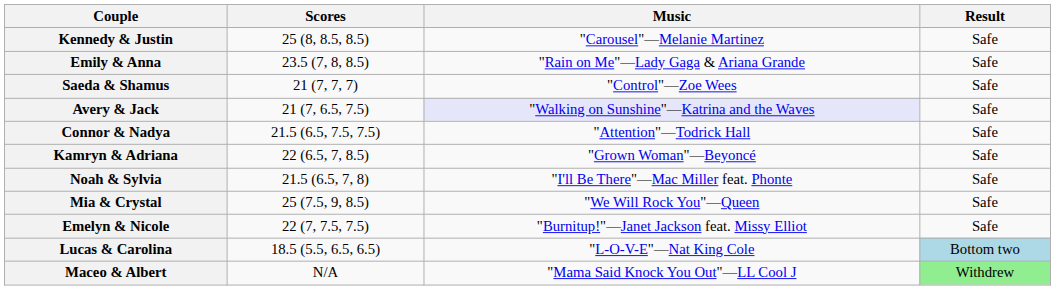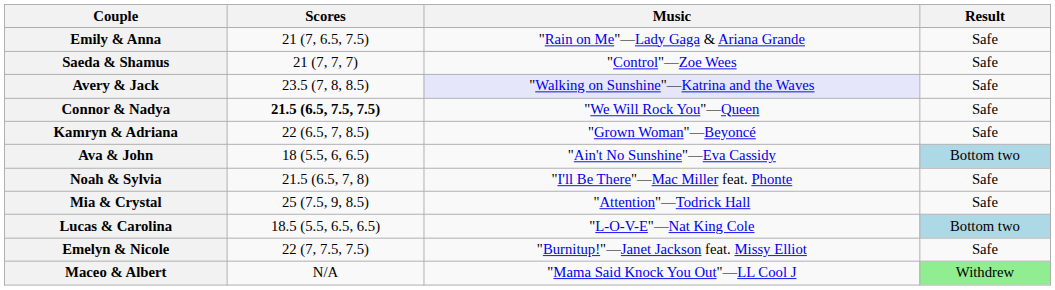- row: (116, 39)
(325, 62) 23.5 (7, 8, 8.5) -> (325, 39) 21 (7, 6.5, 7.5)
(325, 109) 21 (7, 6.5, 7.5) -> (325, 86) 23.5 (7, 8, 8.5)
(325, 132) normal -> (325, 109) bold
(672, 132) "Attention"—Todrick Hall -> (672, 109) "We Will Rock You"—Queen
+ row: (116, 156)
(672, 202) "We Will Rock You"—Queen -> (672, 202) "Attention"—Todrick Hall
rows swapped: (116, 249) <-> (116, 226)
